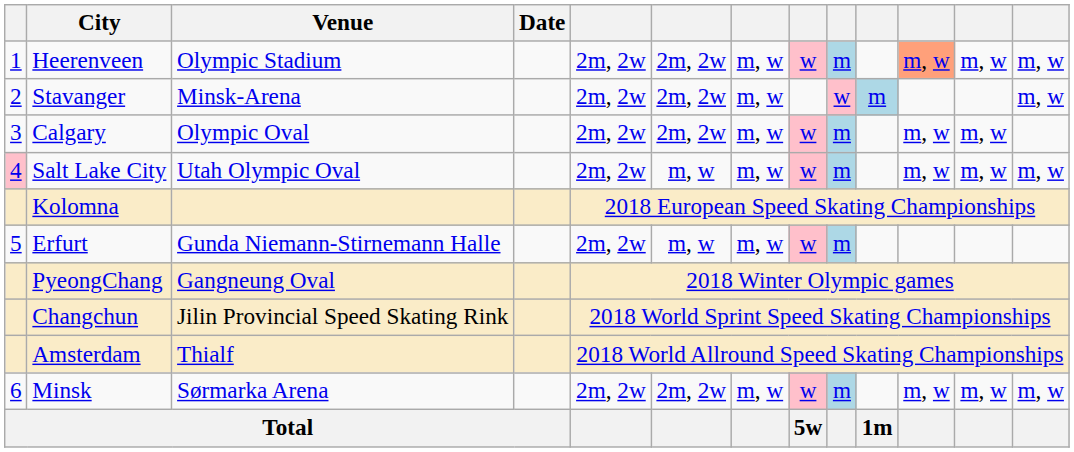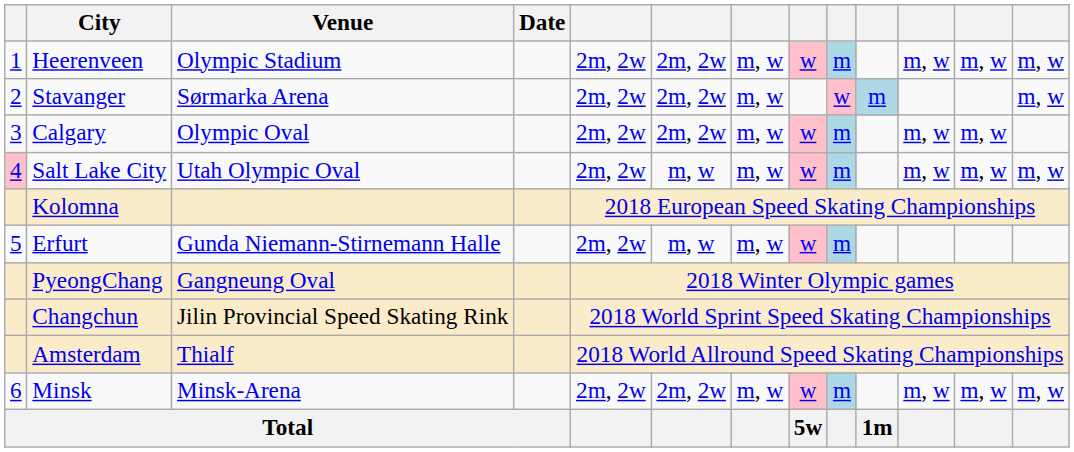(926, 59) lightsalmon background -> (926, 59) no background
(239, 96) Minsk-Arena -> (253, 96) Sørmarka Arena
(253, 390) Sørmarka Arena -> (239, 390) Minsk-Arena
